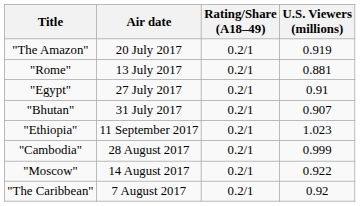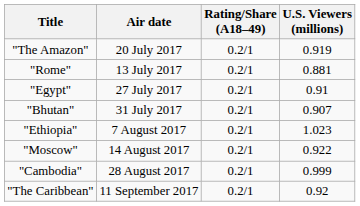(149, 130) 11 September 2017 -> (149, 130) 7 August 2017
rows swapped: (50, 171) <-> (50, 150)
(149, 191) 7 August 2017 -> (149, 191) 11 September 2017
